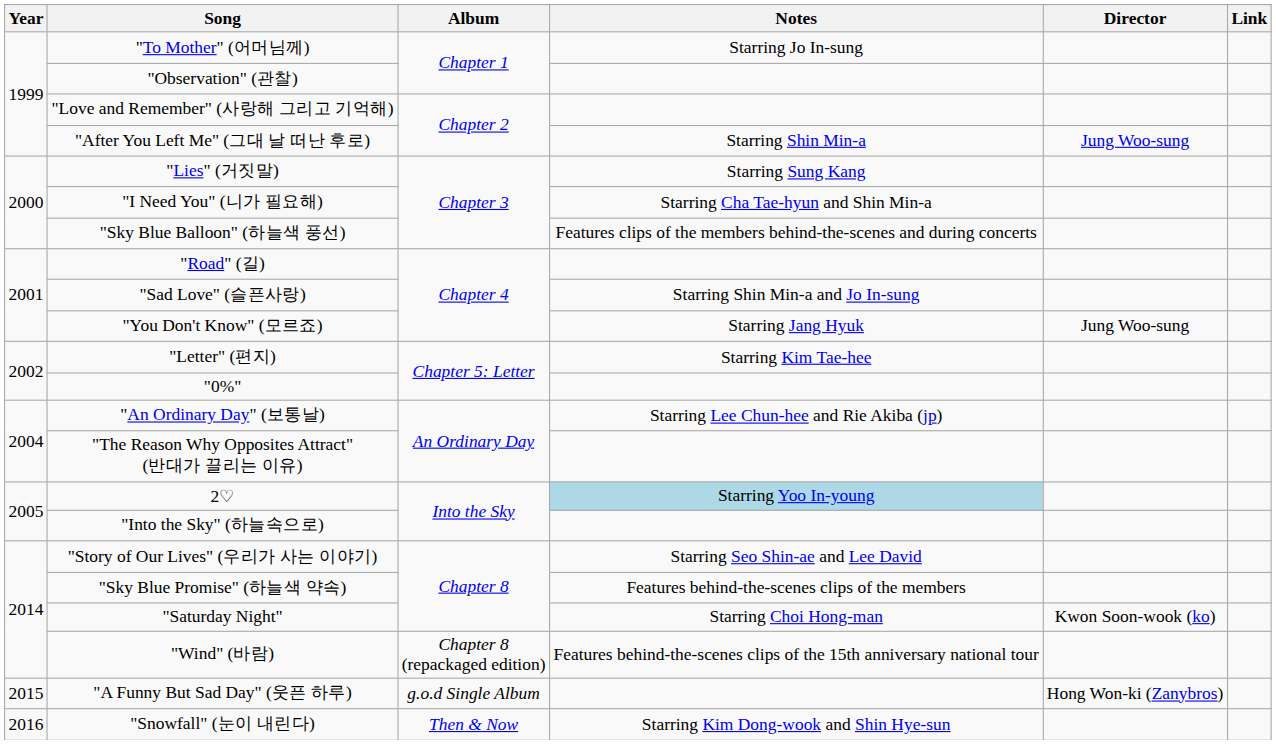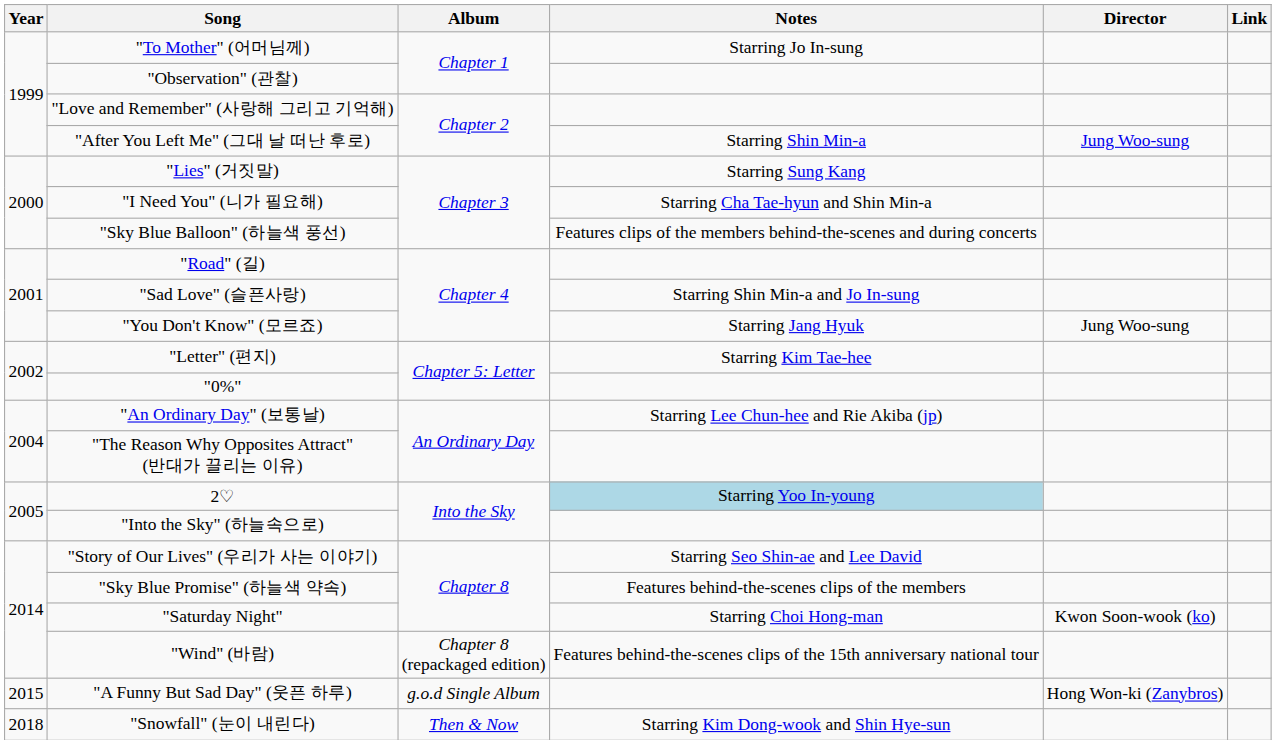(26, 724) 2016 -> (26, 724) 2018
